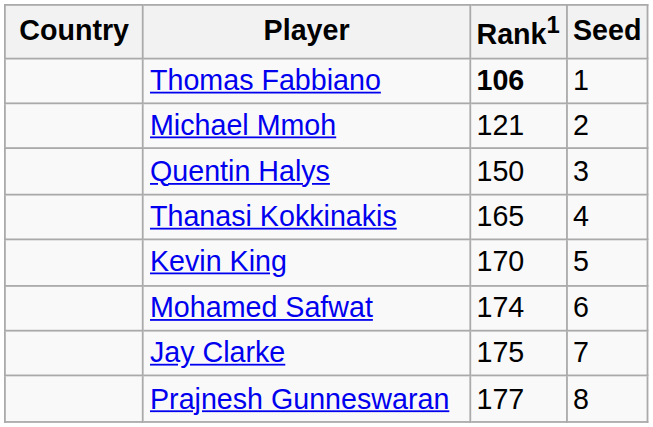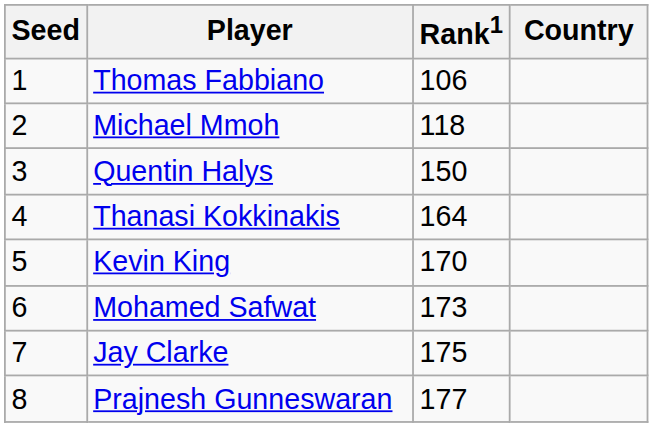columns swapped: (74, 31) <-> (607, 31)
(500, 80) bold -> (444, 80) normal
(500, 125) 121 -> (442, 125) 118
(500, 216) 165 -> (444, 216) 164
(500, 307) 174 -> (444, 307) 173
